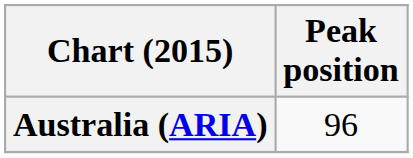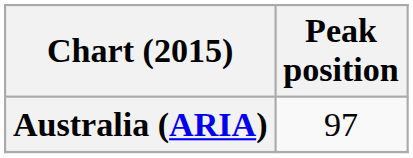(341, 123) 96 -> (341, 123) 97
